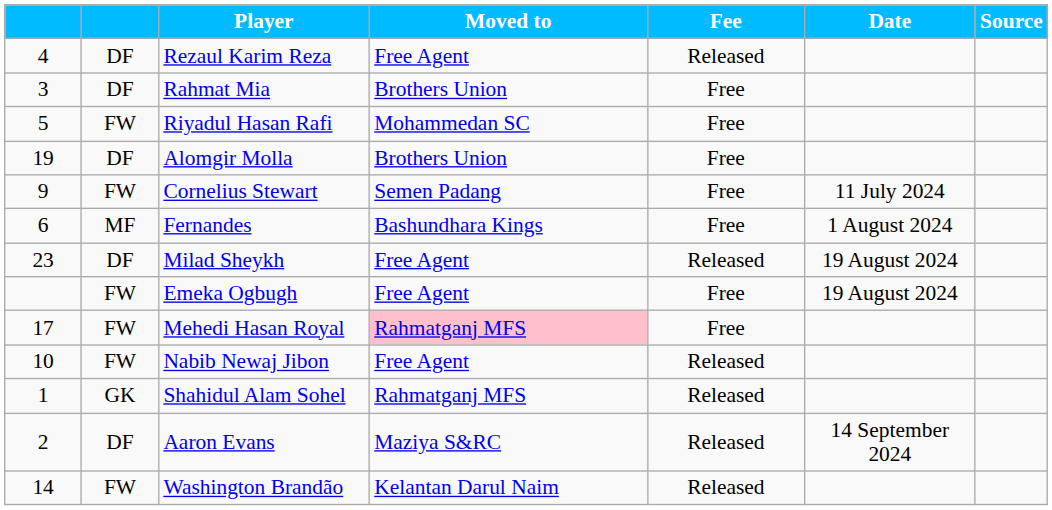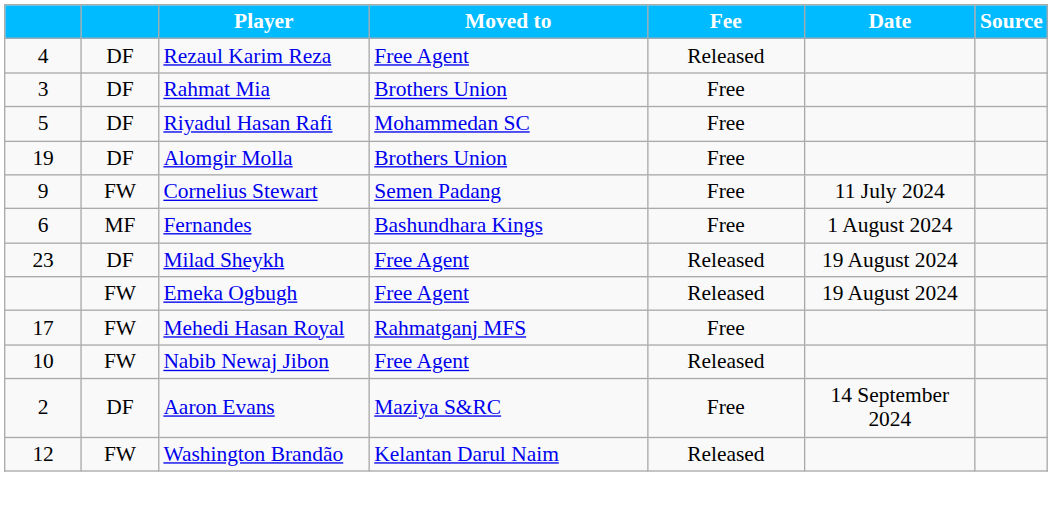(120, 123) FW -> (120, 123) DF
(726, 293) Free -> (726, 293) Released
(450, 327) pink background -> (450, 327) no background
- row: (254, 395)
(726, 441) Released -> (726, 407) Free
(43, 487) 14 -> (43, 453) 12
